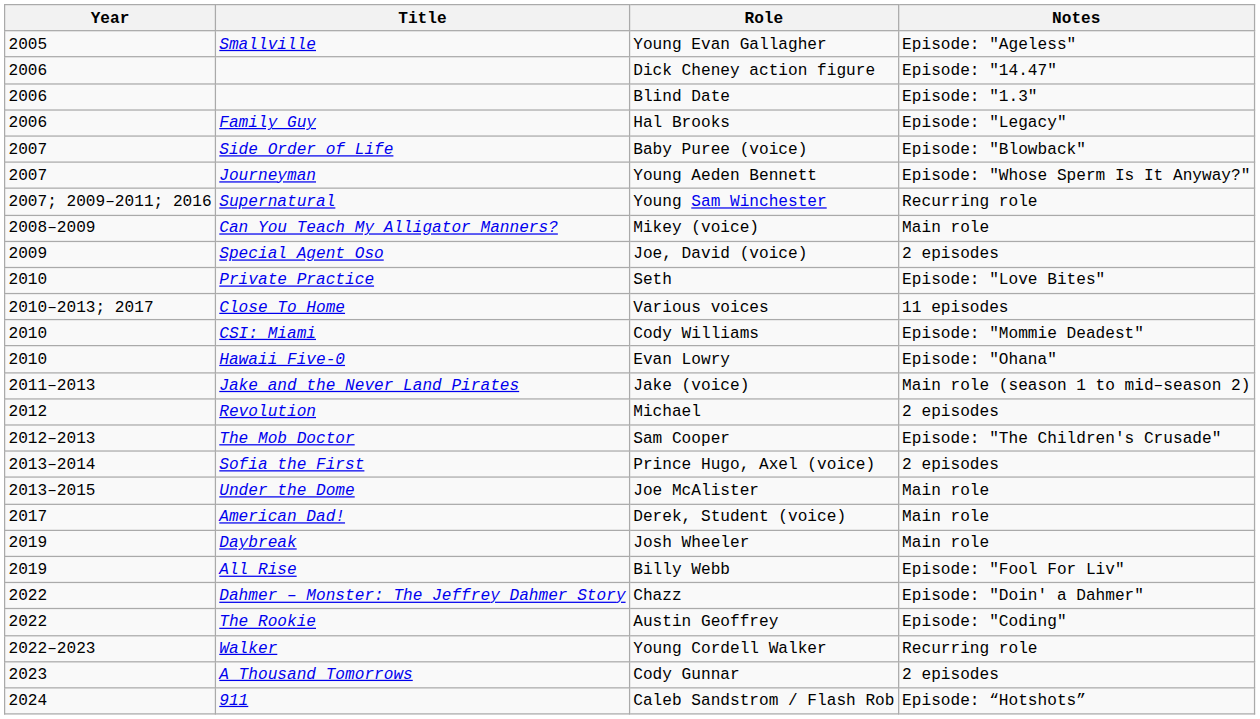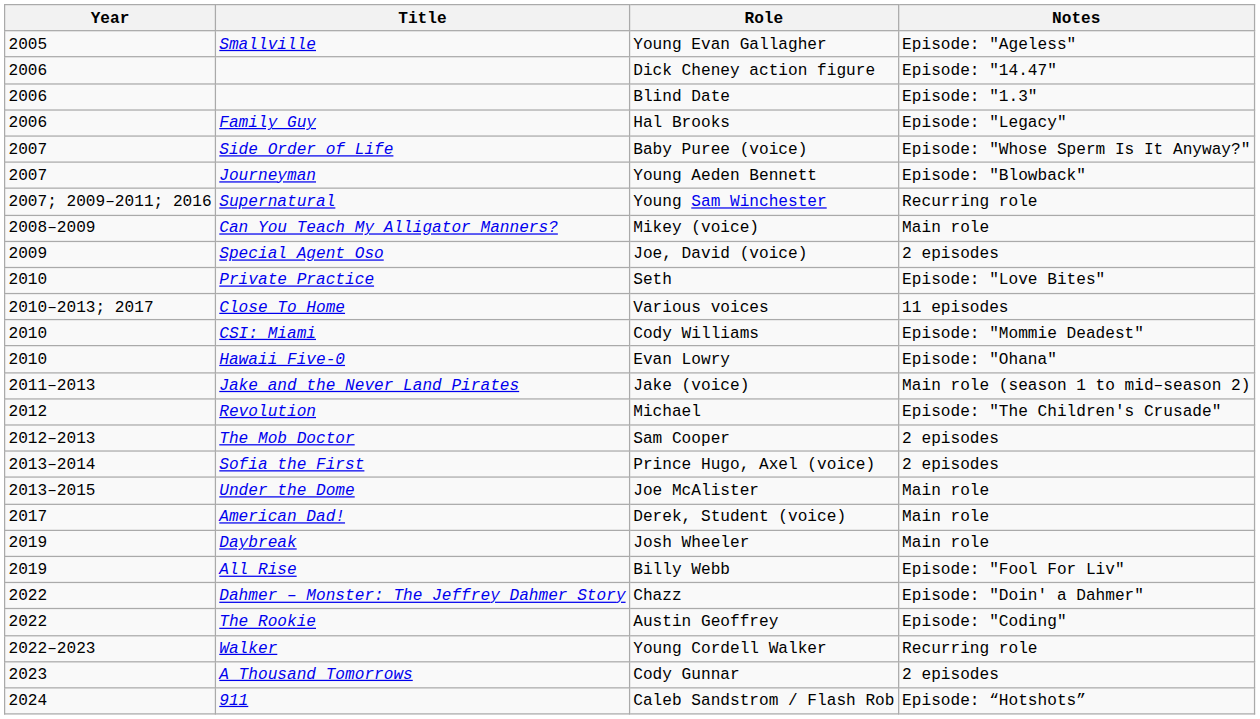(994, 149) Episode: "Blowback" -> (1076, 149) Episode: "Whose Sperm Is It Anyway?"
(1076, 175) Episode: "Whose Sperm Is It Anyway?" -> (994, 175) Episode: "Blowback"
(950, 412) 2 episodes -> (1062, 412) Episode: "The Children's Crusade"
(1062, 438) Episode: "The Children's Crusade" -> (950, 438) 2 episodes
